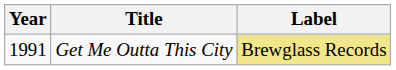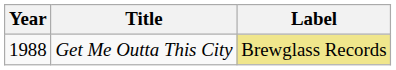(28, 49) 1991 -> (28, 49) 1988
